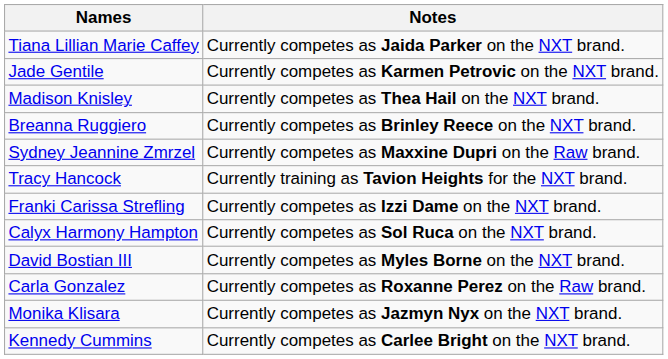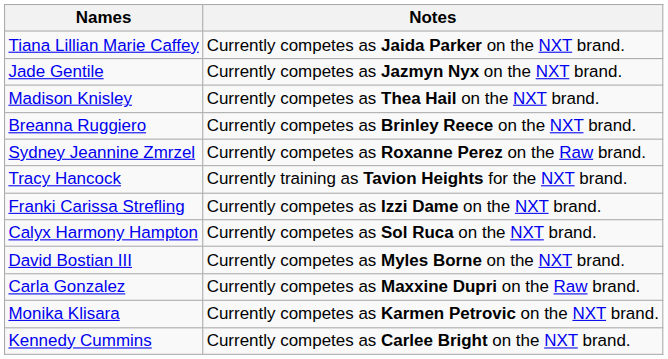(433, 71) Currently competes as Karmen Petrovic on the NXT brand. -> (414, 71) Currently competes as Jazmyn Nyx on the NXT brand.
(423, 152) Currently competes as Maxxine Dupri on the Raw brand. -> (426, 152) Currently competes as Roxanne Perez on the Raw brand.
(426, 286) Currently competes as Roxanne Perez on the Raw brand. -> (423, 286) Currently competes as Maxxine Dupri on the Raw brand.
(414, 313) Currently competes as Jazmyn Nyx on the NXT brand. -> (433, 313) Currently competes as Karmen Petrovic on the NXT brand.
